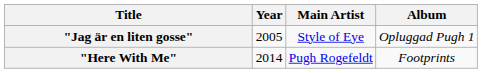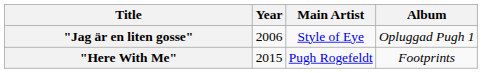(269, 36) 2005 -> (269, 36) 2006
(269, 57) 2014 -> (269, 57) 2015
